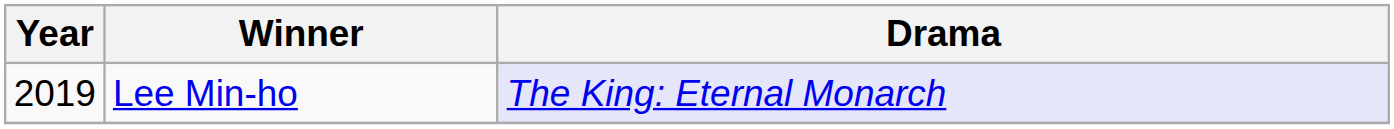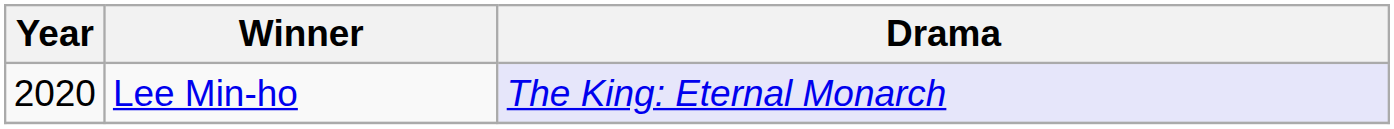(55, 92) 2019 -> (55, 92) 2020
